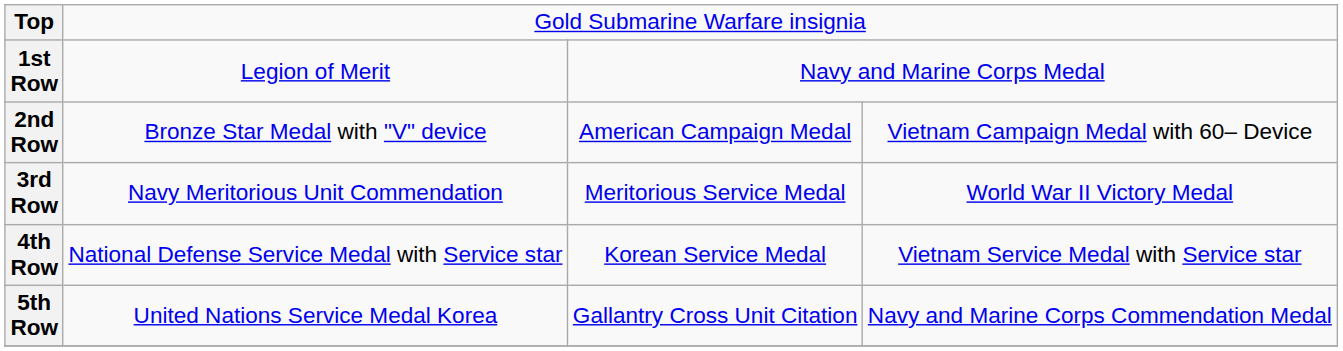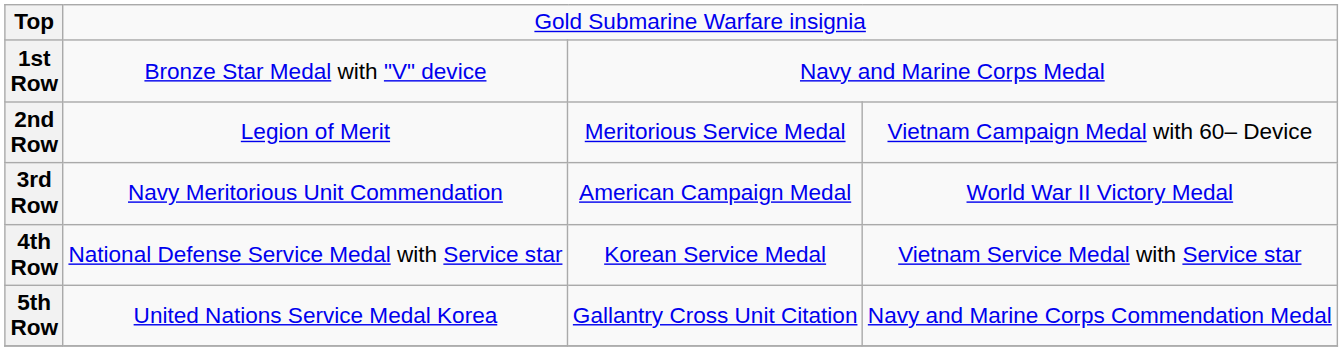(315, 70) Legion of Merit -> (315, 70) Bronze Star Medal with "V" device
(315, 132) Bronze Star Medal with "V" device -> (315, 132) Legion of Merit
(715, 132) American Campaign Medal -> (715, 132) Meritorious Service Medal
(715, 193) Meritorious Service Medal -> (715, 193) American Campaign Medal
